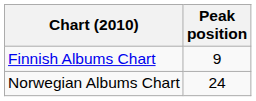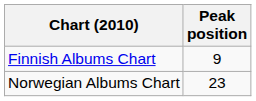(217, 83) 24 -> (217, 83) 23
